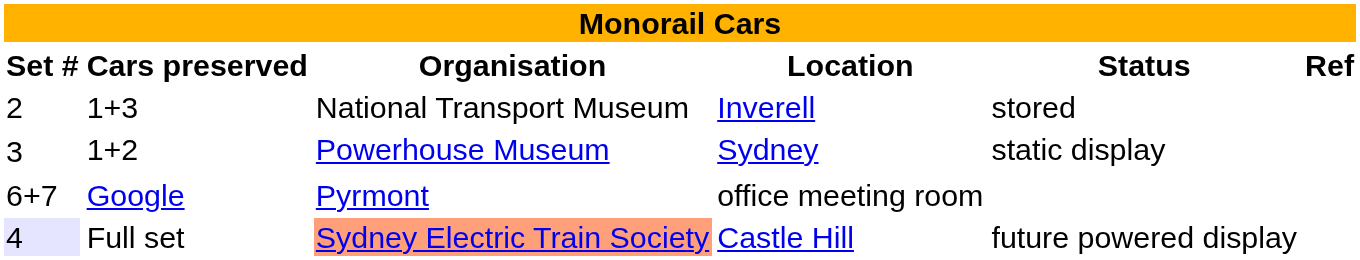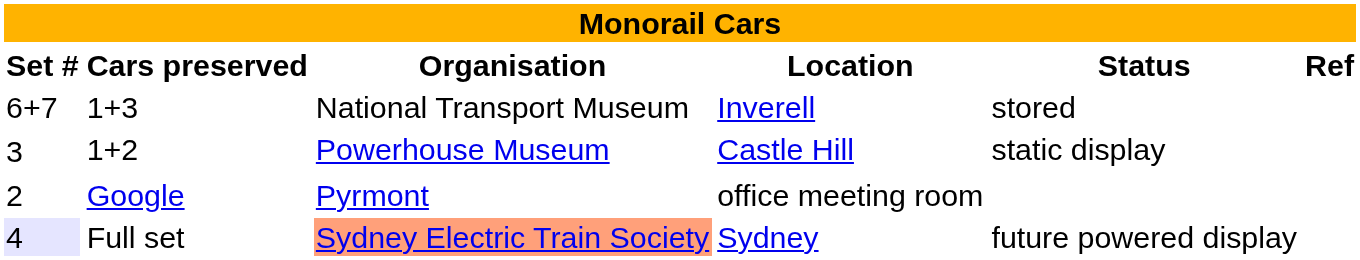(14, 107) 2 -> (32, 107) 6+7
(768, 149) Sydney -> (786, 149) Castle Hill
(32, 195) 6+7 -> (14, 195) 2
(786, 237) Castle Hill -> (768, 237) Sydney
